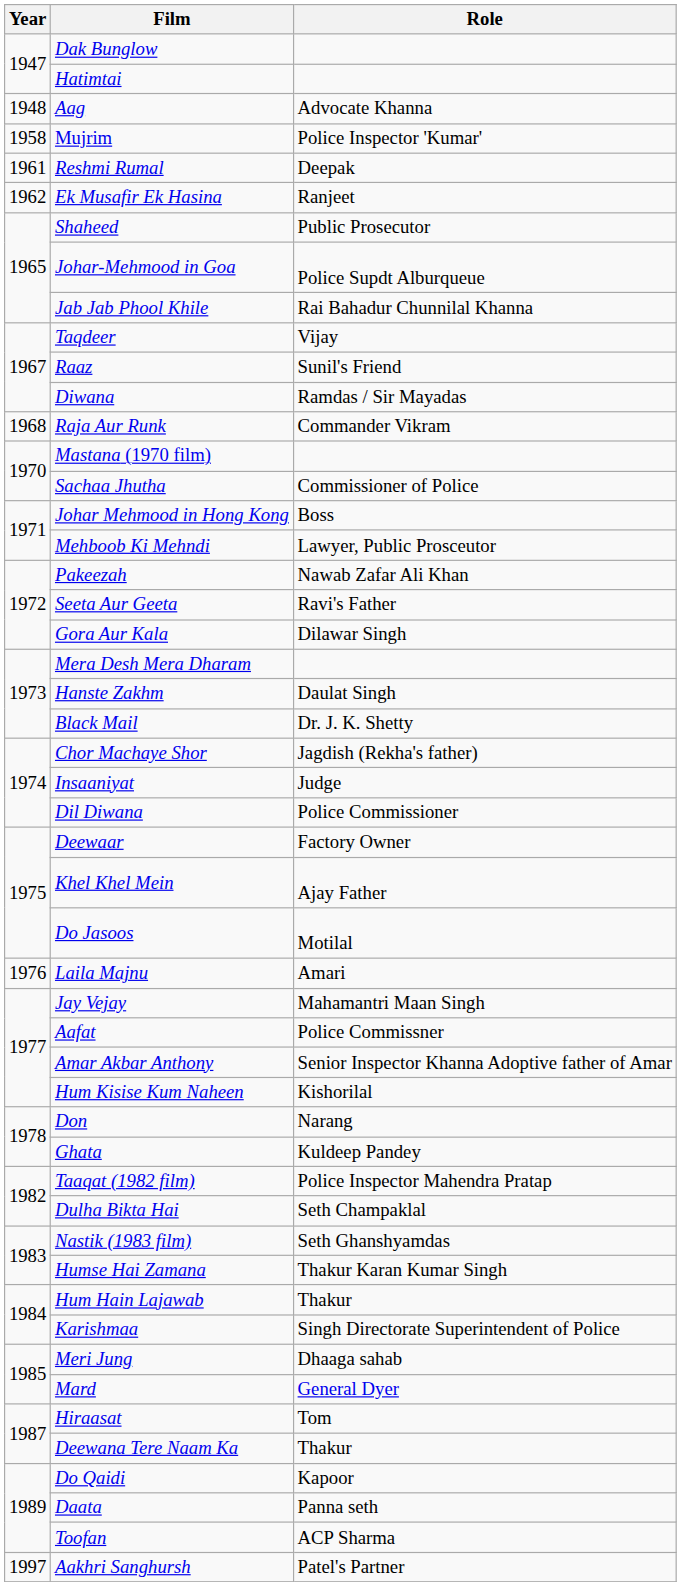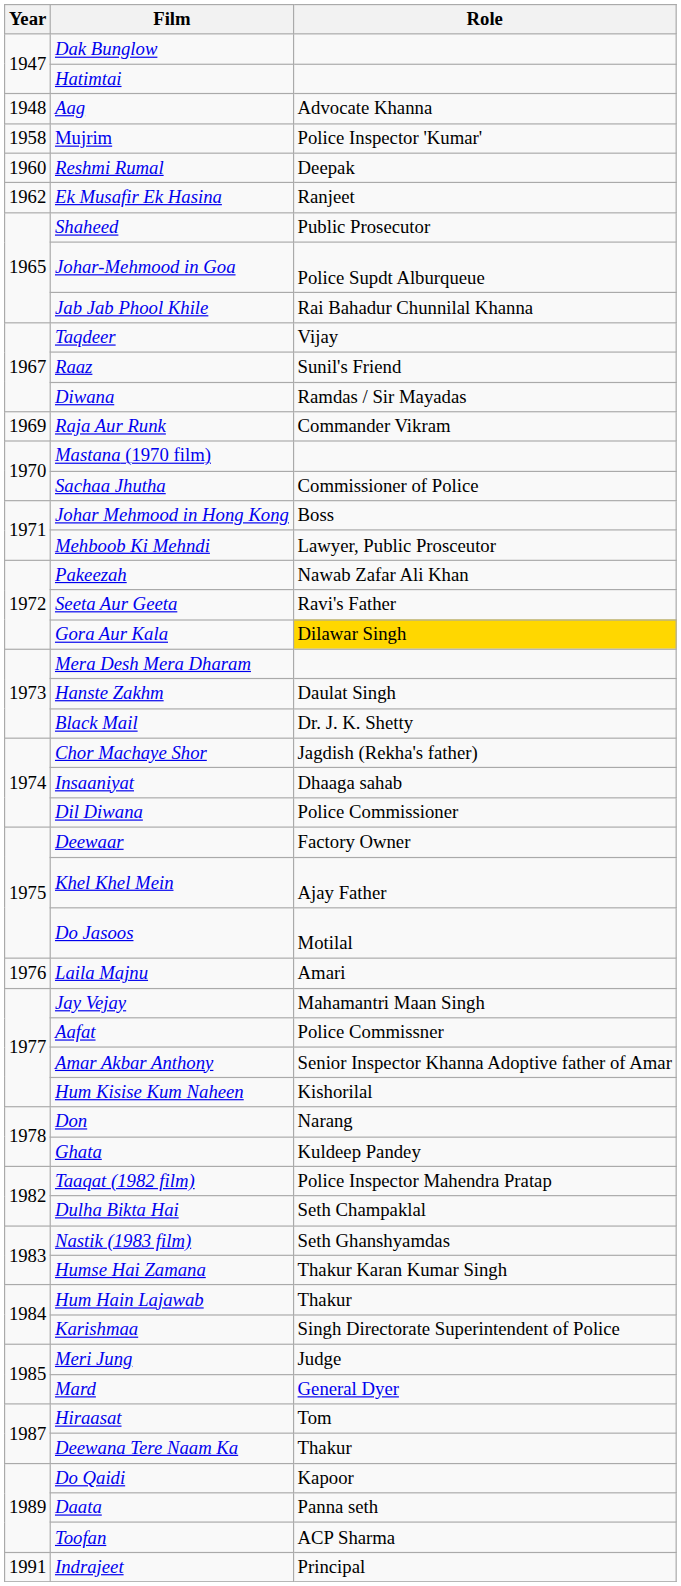(28, 167) 1961 -> (28, 167) 1960
(28, 426) 1968 -> (28, 426) 1969
(352, 634) no background -> (352, 634) gold background
(319, 782) Judge -> (350, 782) Dhaaga sahab
(350, 1359) Dhaaga sahab -> (319, 1359) Judge
+ row: (89, 1566)
- row: (123, 1566)
